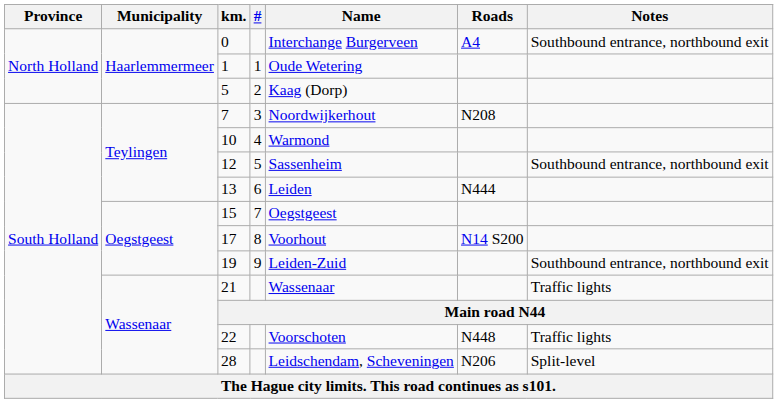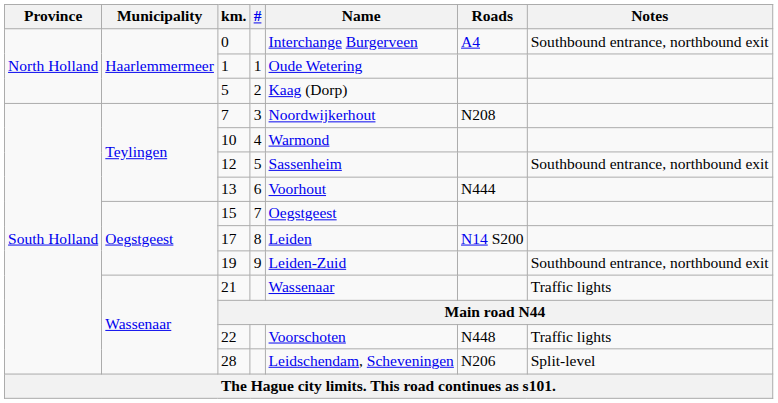(290, 189) Leiden -> (297, 189) Voorhout
(297, 238) Voorhout -> (290, 238) Leiden
